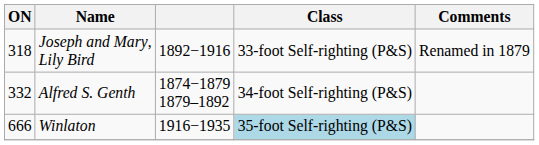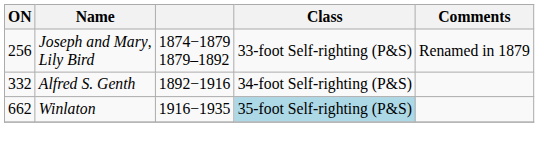(20, 50) 318 -> (20, 50) 256
(195, 50) 1892−1916 -> (195, 50) 1874−1879 1879–1892
(195, 93) 1874−1879 1879–1892 -> (195, 84) 1892−1916
(20, 126) 666 -> (20, 109) 662
